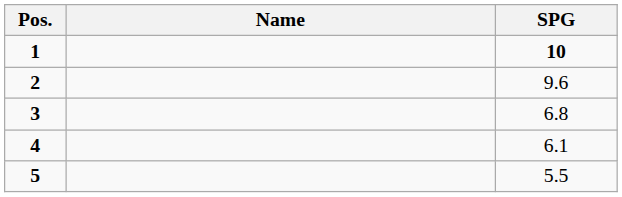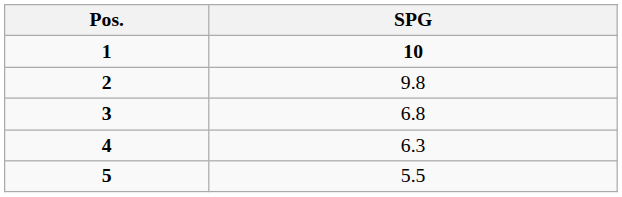- column: (280, 20)
(556, 82) 9.6 -> (413, 82) 9.8
(556, 144) 6.1 -> (413, 144) 6.3
